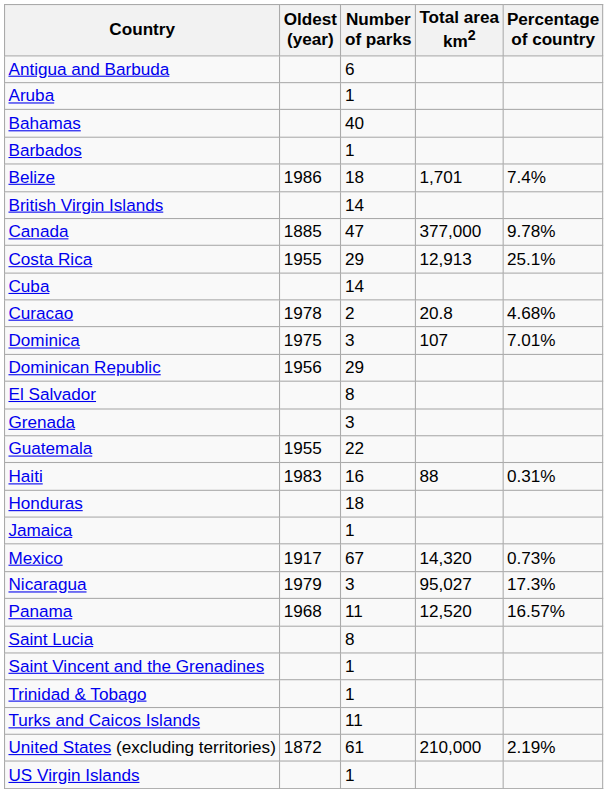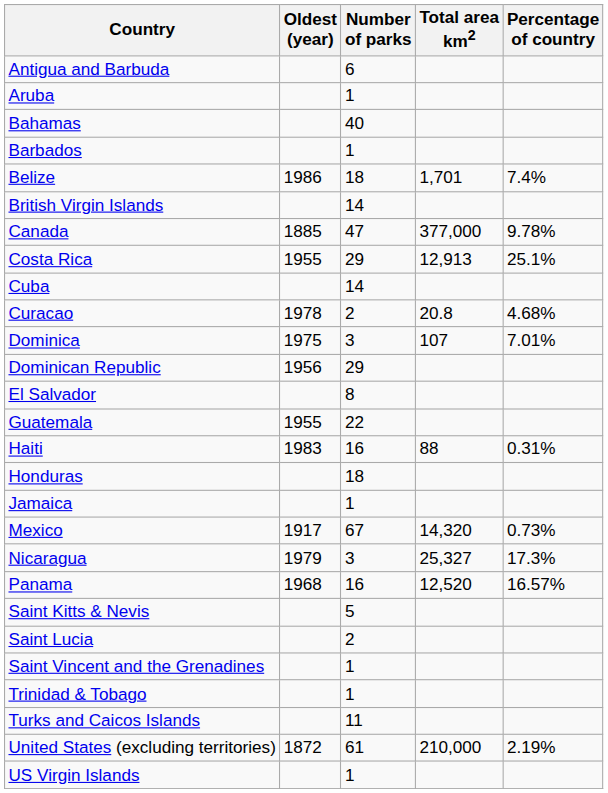- row: (42, 422)
(446, 584) 95,027 -> (446, 557) 25,327
(354, 612) 11 -> (354, 584) 16
+ row: (79, 612)
(350, 639) 8 -> (350, 639) 2
